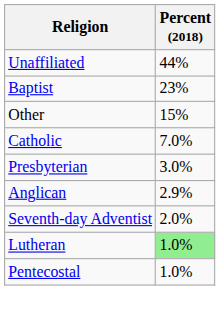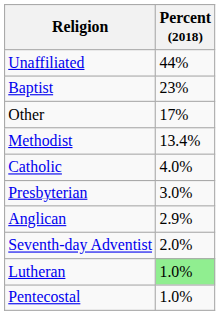(174, 115) 15% -> (174, 115) 17%
+ row: (40, 141)
(176, 141) 7.0% -> (176, 167) 4.0%
